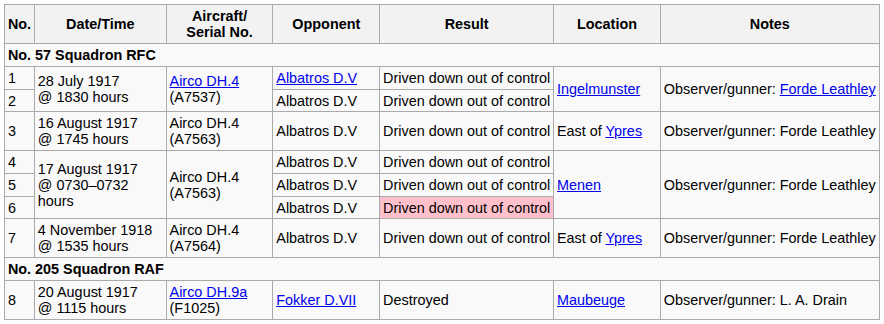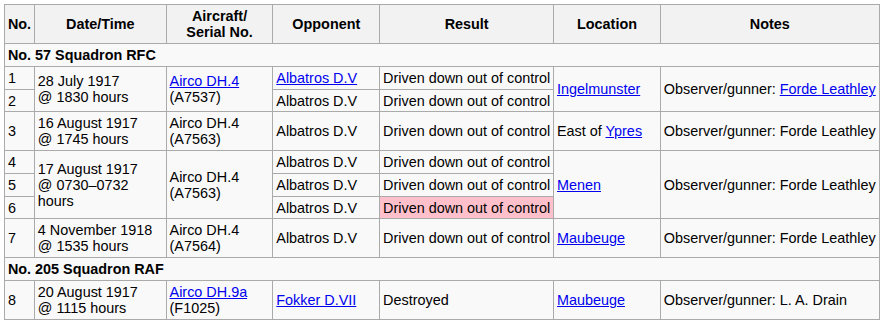(600, 238) East of Ypres -> (591, 238) Maubeuge
